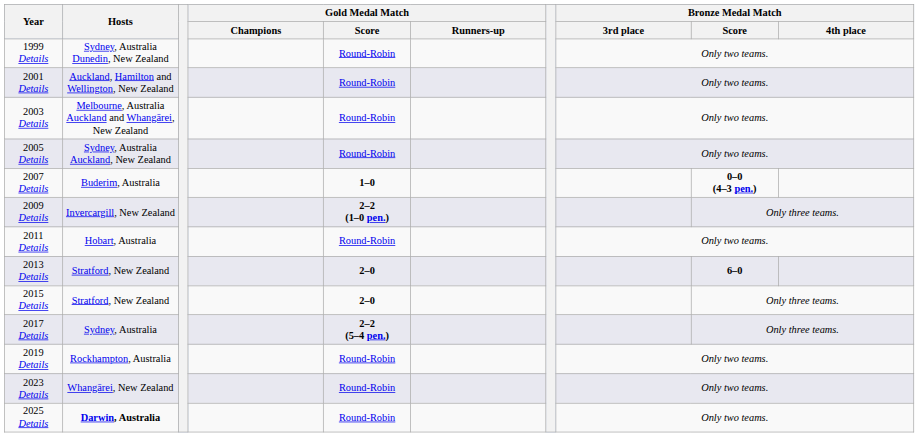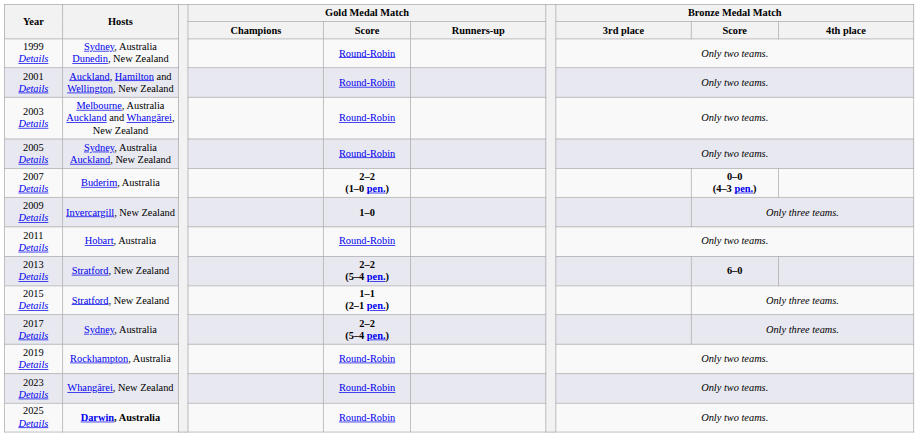(367, 183) 1–0 -> (367, 183) 2–2 (1–0 pen.)
(367, 212) 2–2 (1–0 pen.) -> (367, 212) 1–0
(367, 271) 2–0 -> (367, 271) 2–2 (5–4 pen.)
(367, 300) 2–0 -> (367, 300) 1–1 (2–1 pen.)
